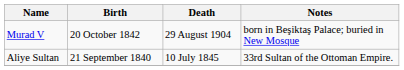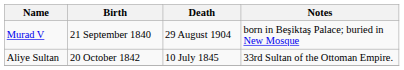(105, 35) 20 October 1842 -> (110, 35) 21 September 1840
(110, 57) 21 September 1840 -> (105, 57) 20 October 1842
